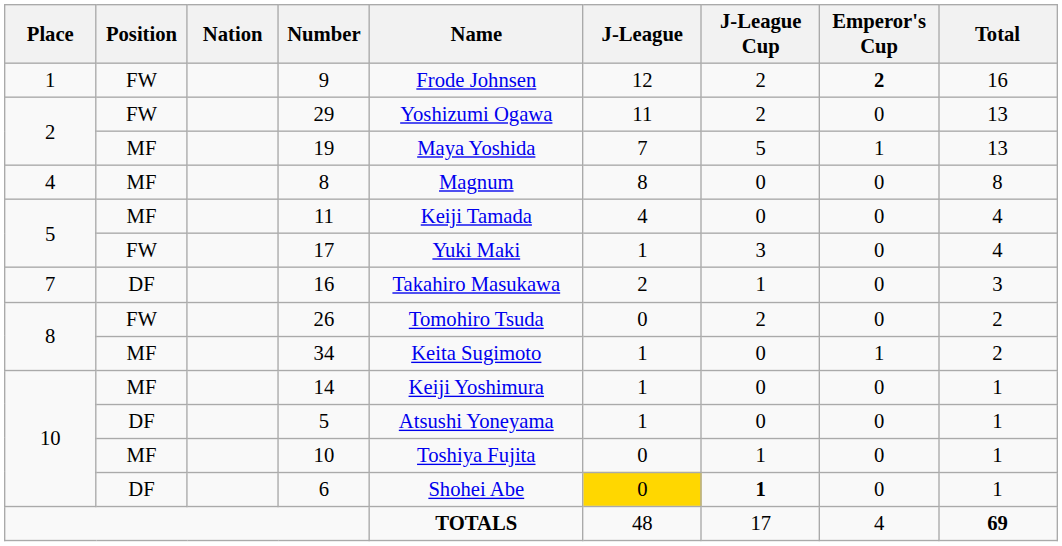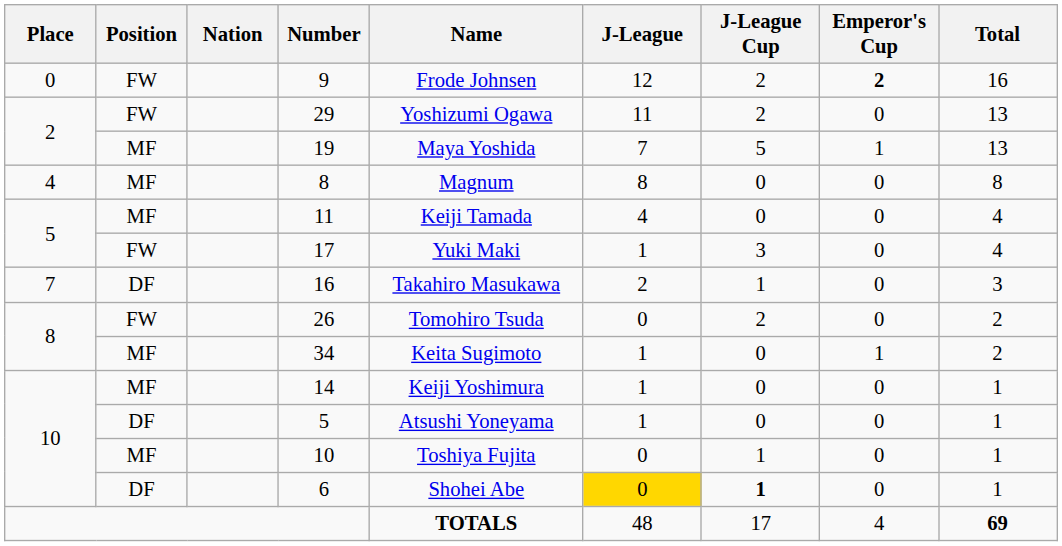(50, 80) 1 -> (50, 80) 0
